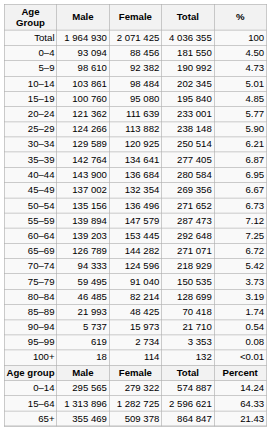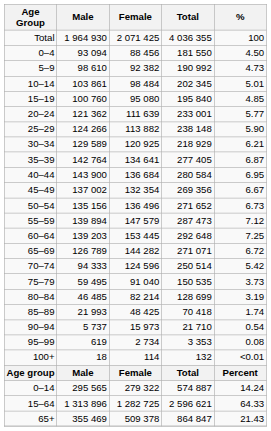(194, 144) 250 514 -> (194, 144) 218 929
(194, 266) 218 929 -> (194, 266) 250 514
